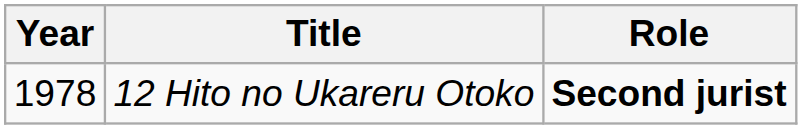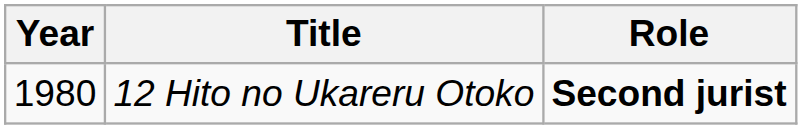(55, 92) 1978 -> (55, 92) 1980
